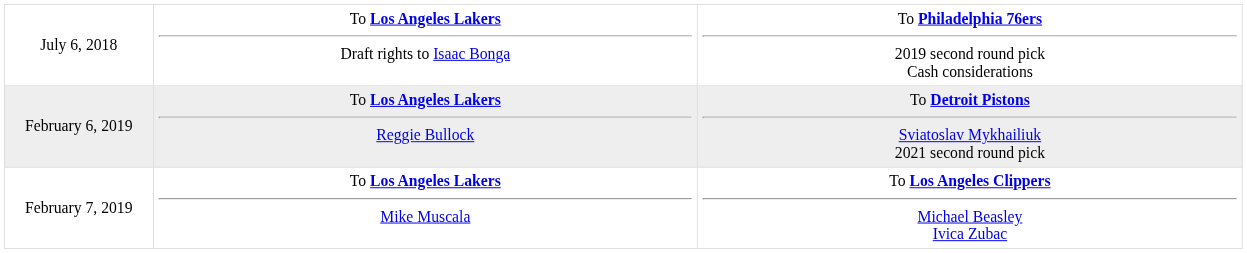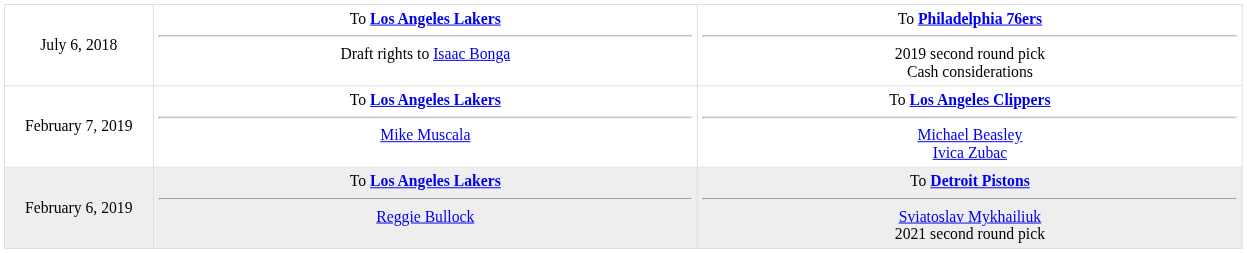rows swapped: (79, 126) <-> (79, 207)
